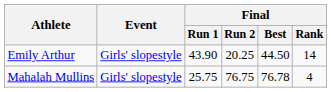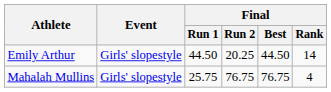(203, 56) 43.90 -> (203, 56) 44.50
(275, 76) 76.78 -> (275, 76) 76.75
